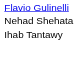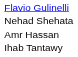+ row: (32, 34)
